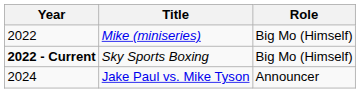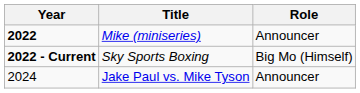(22, 35) normal -> (22, 35) bold
(304, 35) Big Mo (Himself) -> (287, 35) Announcer
